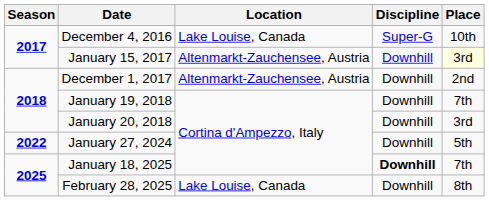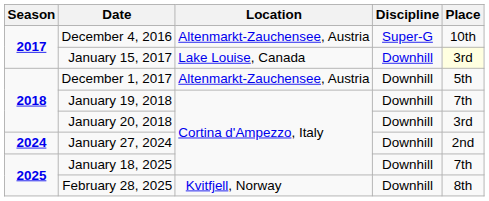(242, 36) Lake Louise, Canada -> (274, 36) Altenmarkt-Zauchensee, Austria
(274, 57) Altenmarkt-Zauchensee, Austria -> (242, 57) Lake Louise, Canada
(463, 79) 2nd -> (463, 79) 5th
(31, 143) 2022 -> (31, 143) 2024
(463, 143) 5th -> (463, 143) 2nd
(407, 164) bold -> (407, 164) normal
(242, 185) Lake Louise, Canada -> (230, 185) Kvitfjell, Norway
